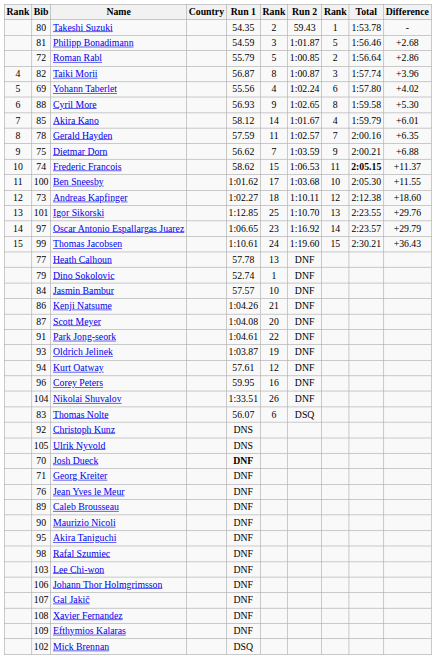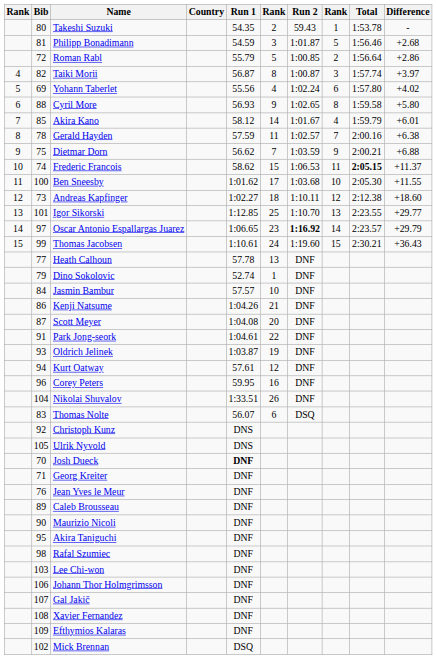(407, 74) +3.96 -> (408, 74) +3.97
(407, 105) +5.30 -> (408, 105) +5.80
(407, 136) +6.35 -> (408, 136) +6.38
(407, 213) +29.76 -> (408, 213) +29.77
(305, 228) normal -> (305, 228) bold
